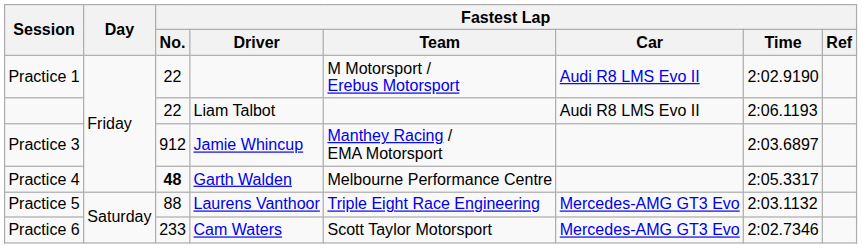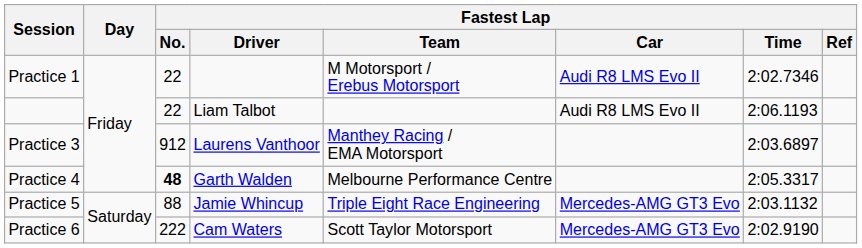(783, 76) 2:02.9190 -> (783, 76) 2:02.7346
(248, 145) Jamie Whincup -> (257, 145) Laurens Vanthoor
(257, 204) Laurens Vanthoor -> (248, 204) Jamie Whincup
(173, 229) 233 -> (173, 229) 222
(783, 229) 2:02.7346 -> (783, 229) 2:02.9190
